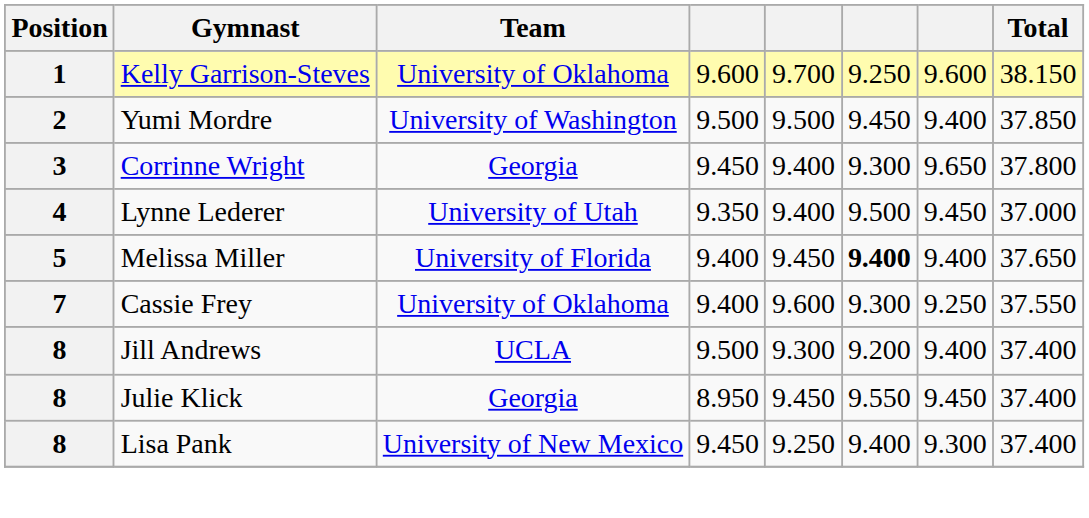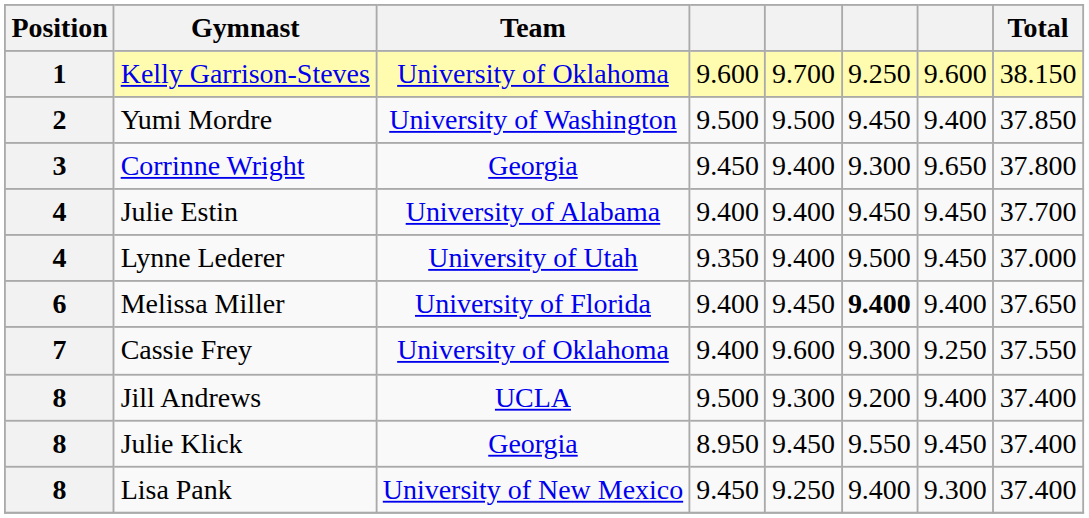+ row: (179, 212)
(60, 258) 5 -> (60, 304) 6
